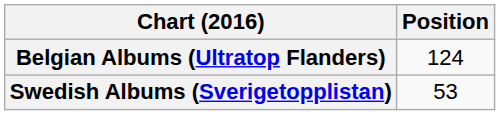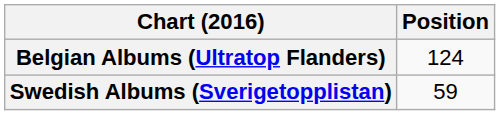(445, 92) 53 -> (445, 92) 59
